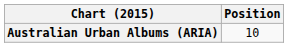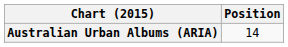(252, 33) 10 -> (252, 33) 14
